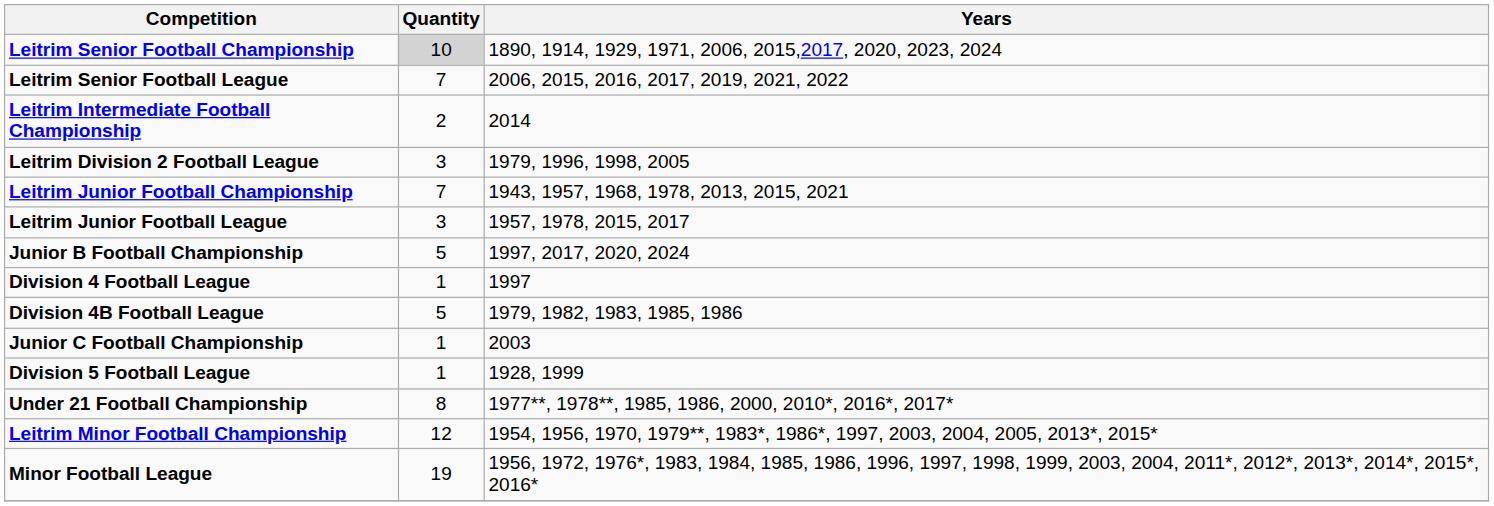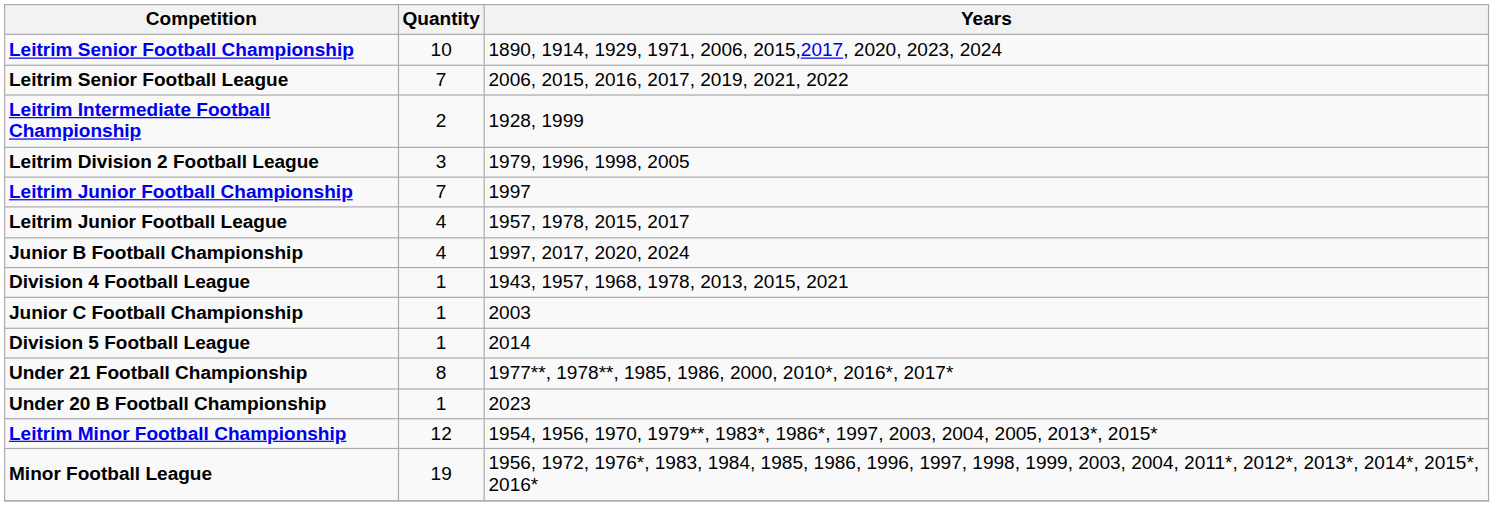(441, 49) lightgrey background -> (441, 49) no background
(510, 120) 2014 -> (536, 120) 1928, 1999
(669, 191) 1943, 1957, 1968, 1978, 2013, 2015, 2021 -> (510, 191) 1997
(441, 222) 3 -> (441, 222) 4
(441, 252) 5 -> (441, 252) 4
(510, 282) 1997 -> (669, 282) 1943, 1957, 1968, 1978, 2013, 2015, 2021
- row: (136, 312)
(536, 373) 1928, 1999 -> (510, 342) 2014
+ row: (168, 403)
